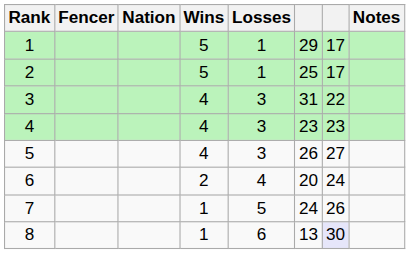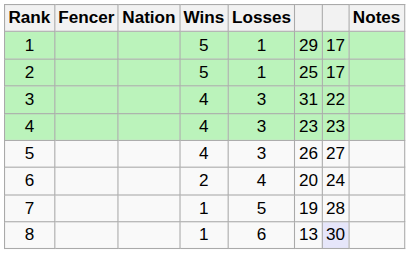(308, 208) 24 -> (308, 208) 19
(335, 208) 26 -> (335, 208) 28
